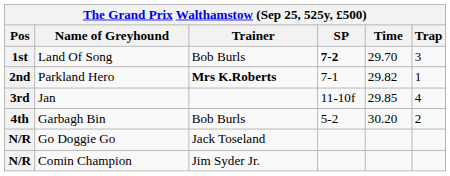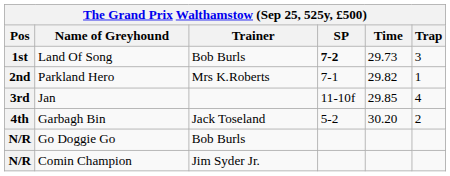(383, 56) 29.70 -> (383, 56) 29.73
(234, 77) bold -> (231, 77) normal
(219, 118) Bob Burls -> (228, 118) Jack Toseland
(228, 139) Jack Toseland -> (219, 139) Bob Burls
